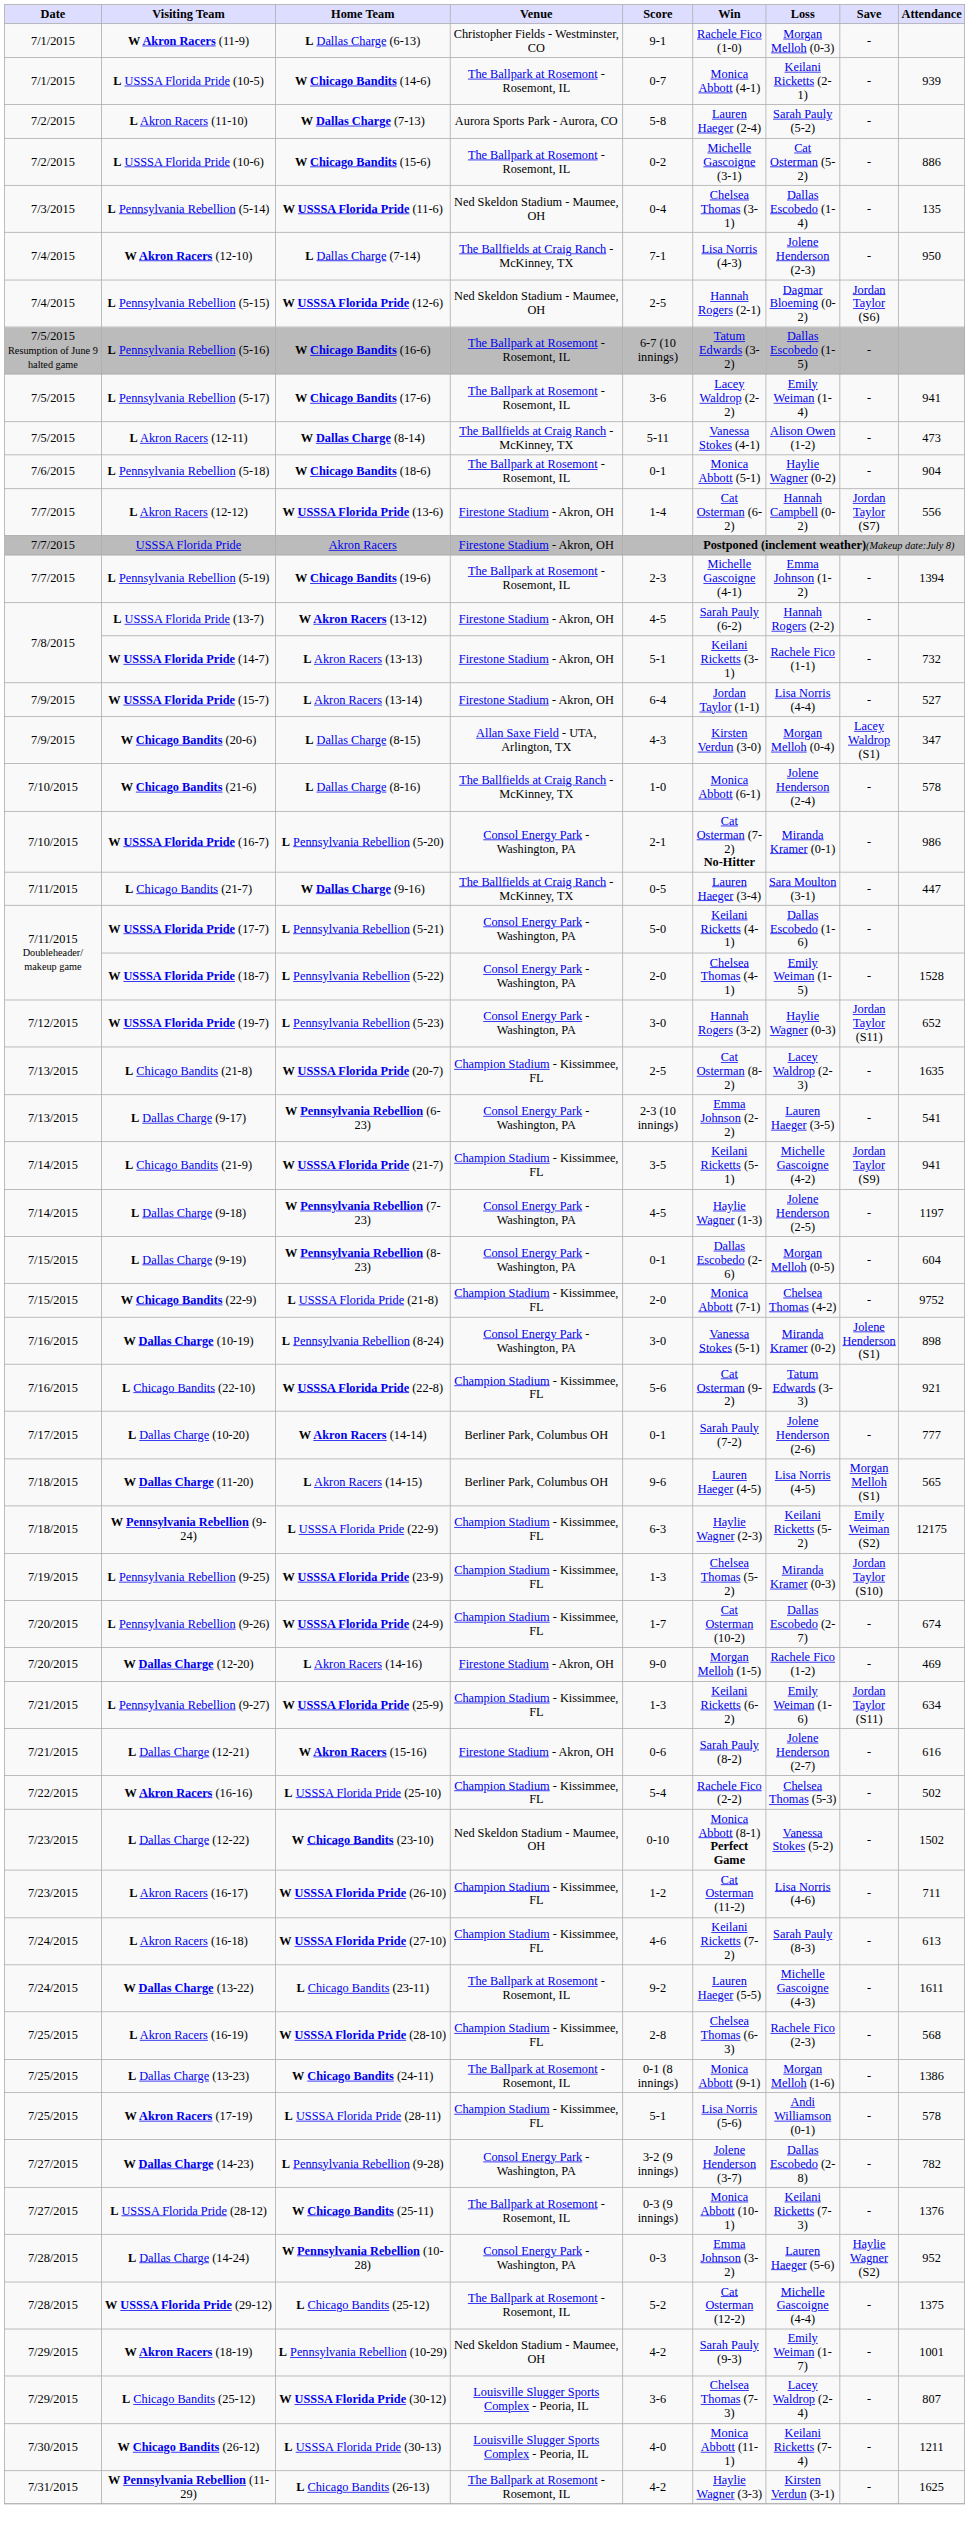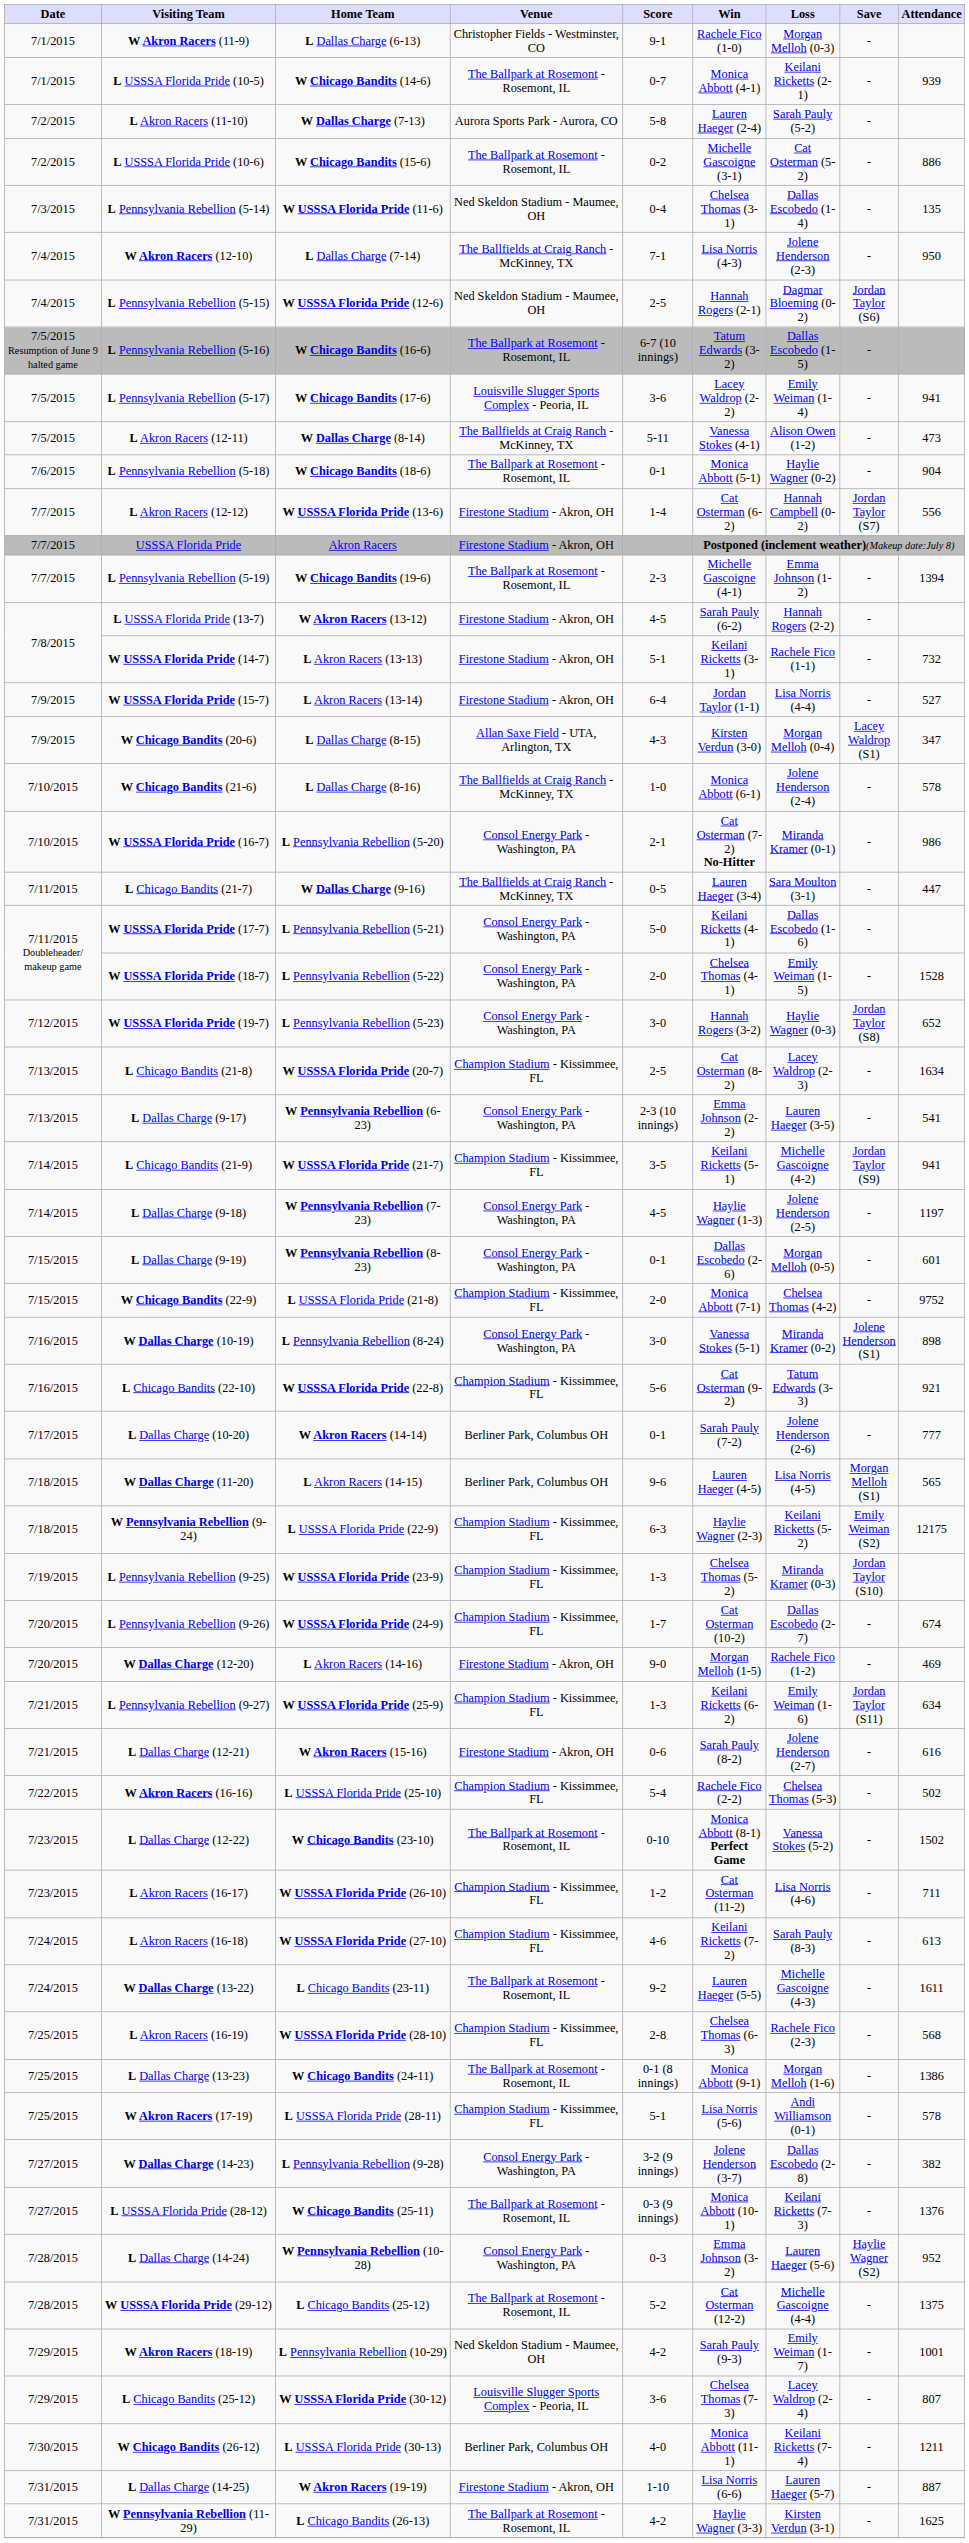(536, 398) The Ballpark at Rosemont - Rosemont, IL -> (536, 398) Louisville Slugger Sports Complex - Peoria, IL
(869, 1023) Jordan Taylor (S11) -> (869, 1023) Jordan Taylor (S8)
(932, 1070) 1635 -> (932, 1070) 1634
(932, 1260) 604 -> (932, 1260) 601
(536, 1839) Ned Skeldon Stadium - Maumee, OH -> (536, 1839) The Ballpark at Rosemont - Rosemont, IL
(932, 2163) 782 -> (932, 2163) 382
(536, 2447) Louisville Slugger Sports Complex - Peoria, IL -> (536, 2447) Berliner Park, Columbus OH
+ row: (189, 2487)
